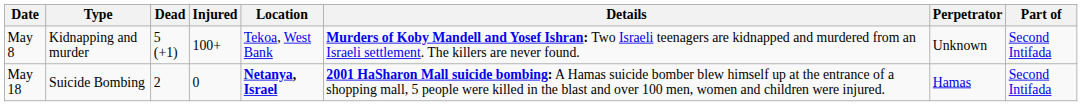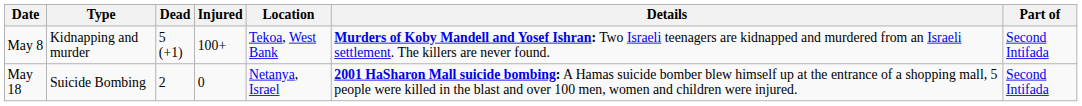- column: (968, 15)
(270, 82) bold -> (274, 82) normal
